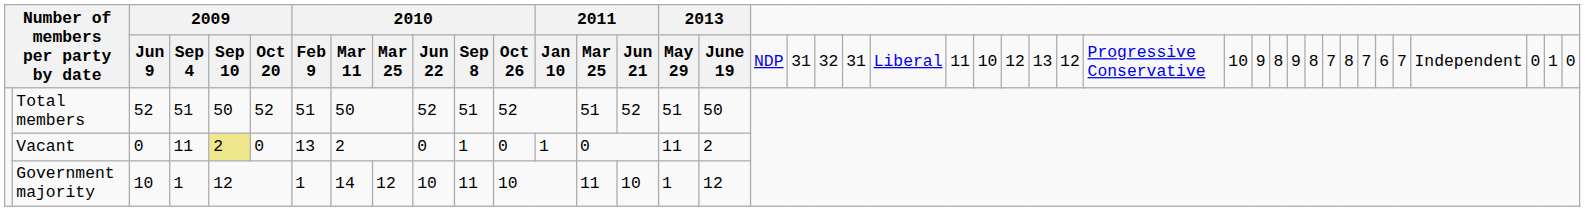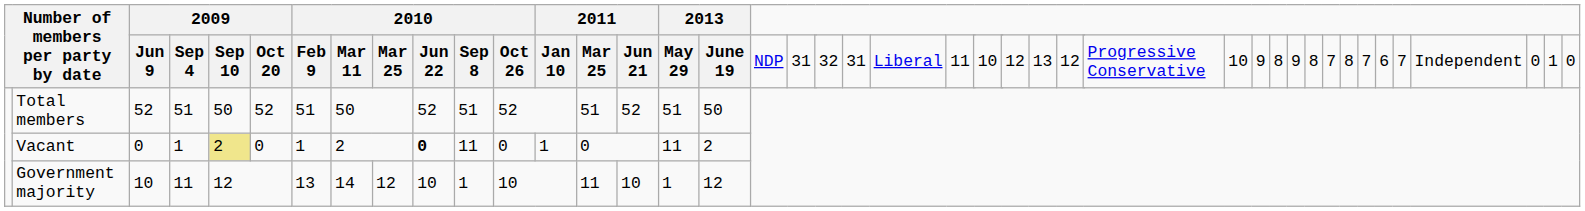(183, 147) 11 -> (178, 147) 1
(305, 147) 13 -> (300, 147) 1
(422, 147) normal -> (422, 147) bold
(463, 147) 1 -> (468, 147) 11
(178, 183) 1 -> (183, 183) 11
(300, 183) 1 -> (305, 183) 13
(468, 183) 11 -> (463, 183) 1
